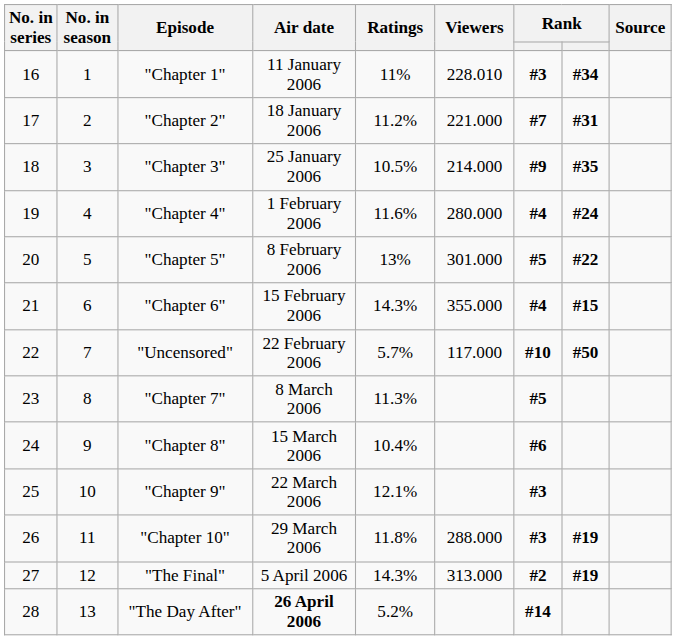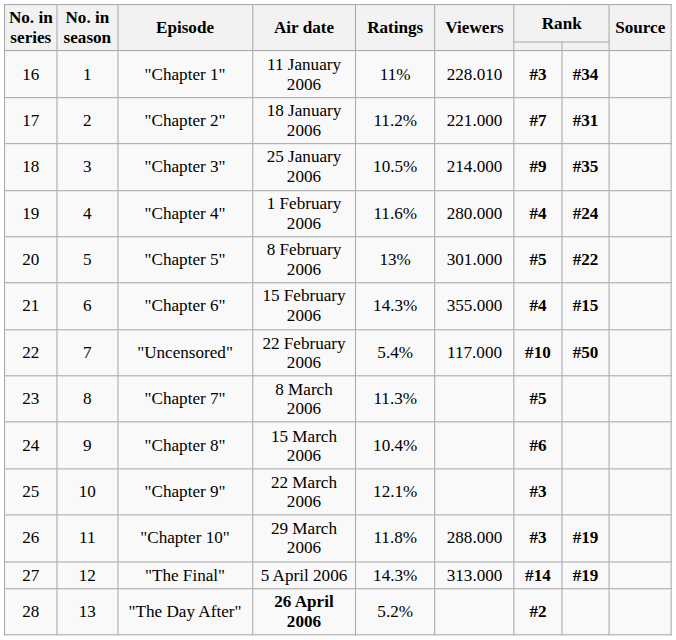(395, 352) 5.7% -> (395, 352) 5.4%
(538, 575) #2 -> (538, 575) #14
(538, 611) #14 -> (538, 611) #2
